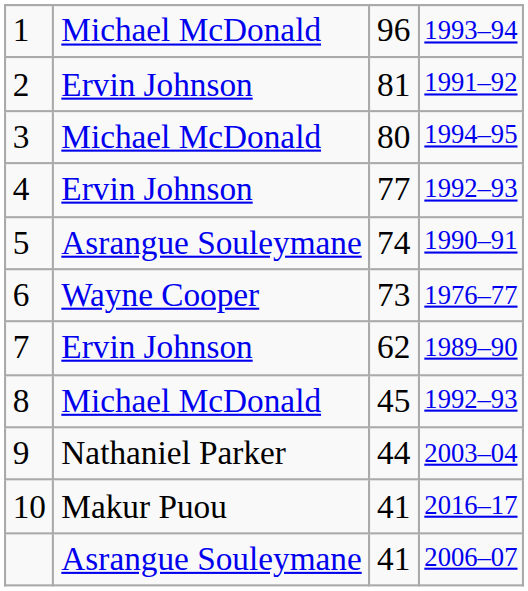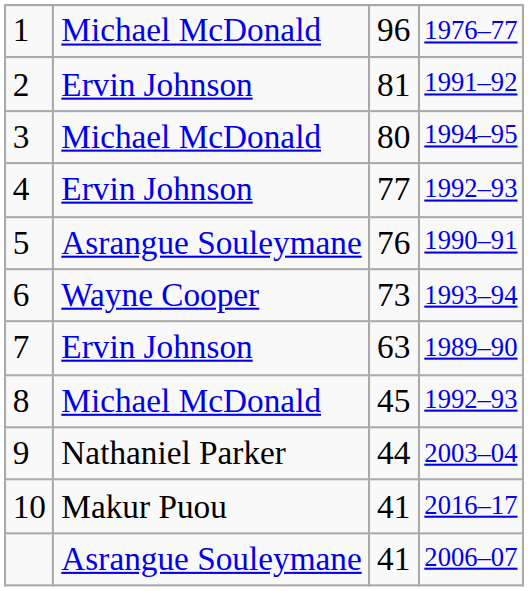(471, 30) 1993–94 -> (471, 30) 1976–77
(394, 242) 74 -> (394, 242) 76
(471, 294) 1976–77 -> (471, 294) 1993–94
(394, 347) 62 -> (394, 347) 63
